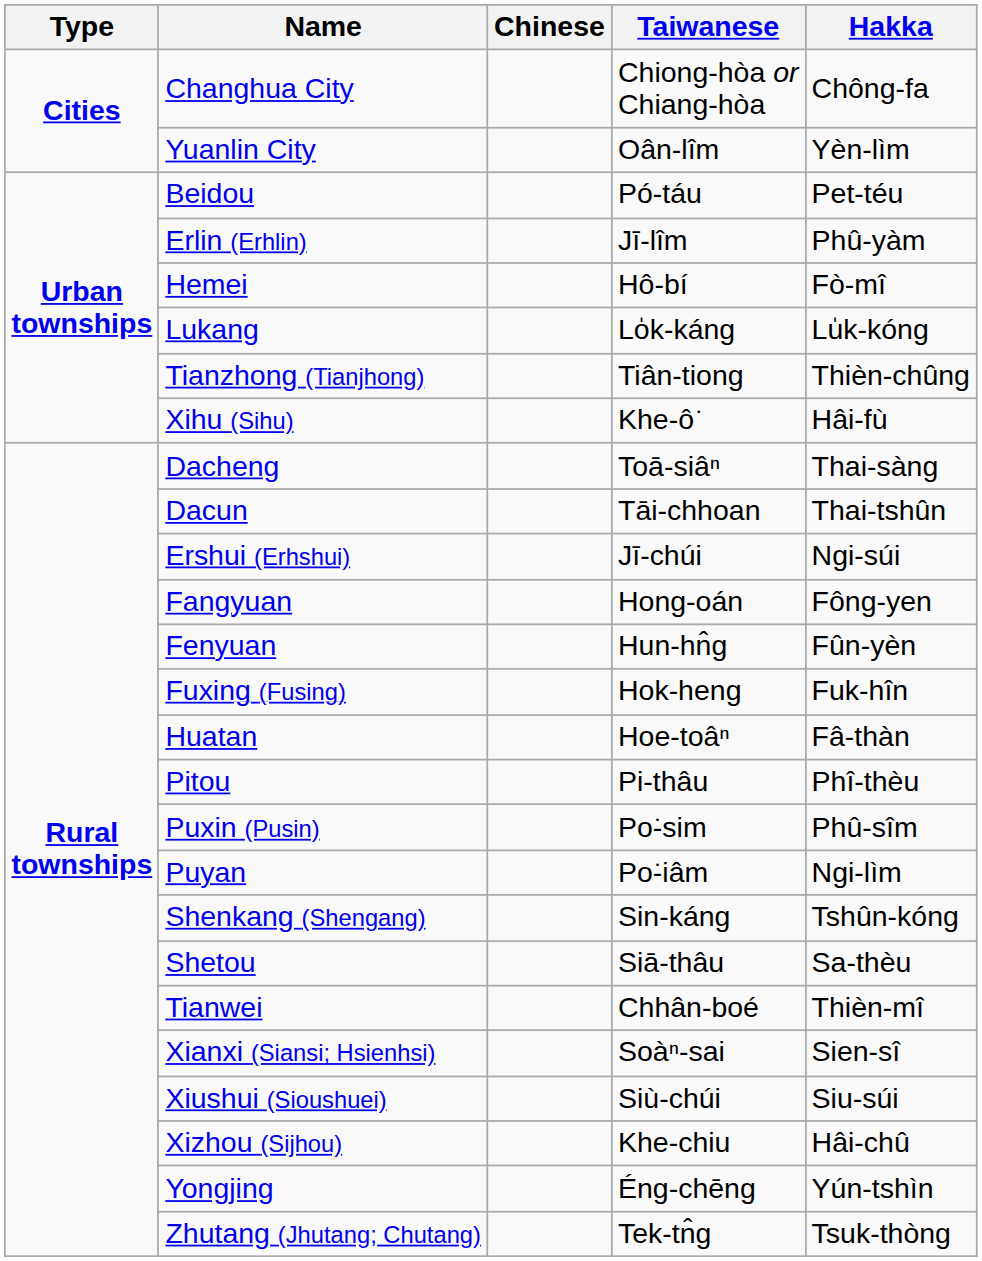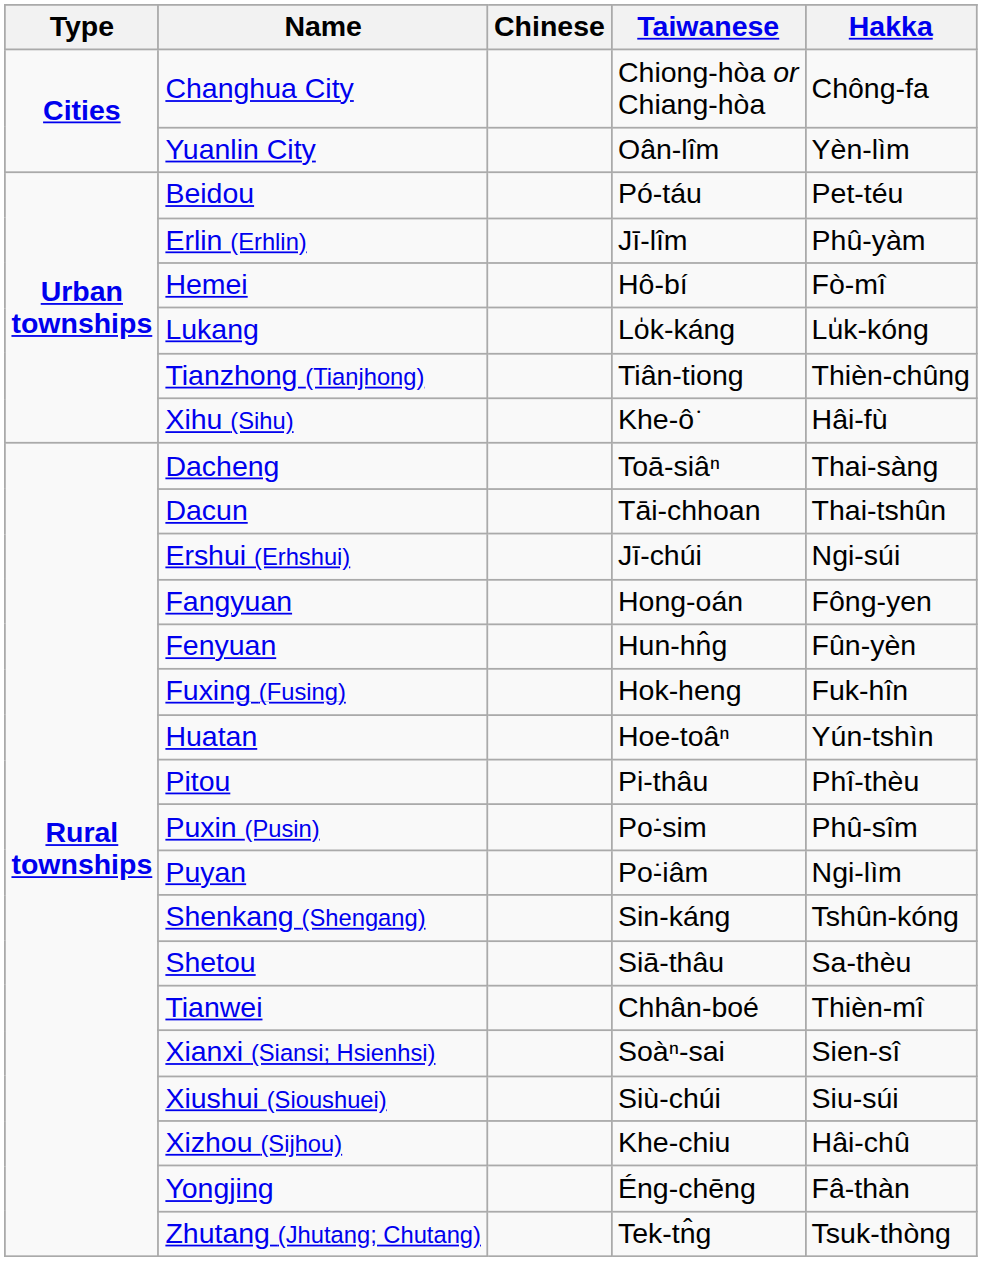(861, 736) Fâ-thàn -> (873, 736) Yún-tshìn
(873, 1188) Yún-tshìn -> (861, 1188) Fâ-thàn
